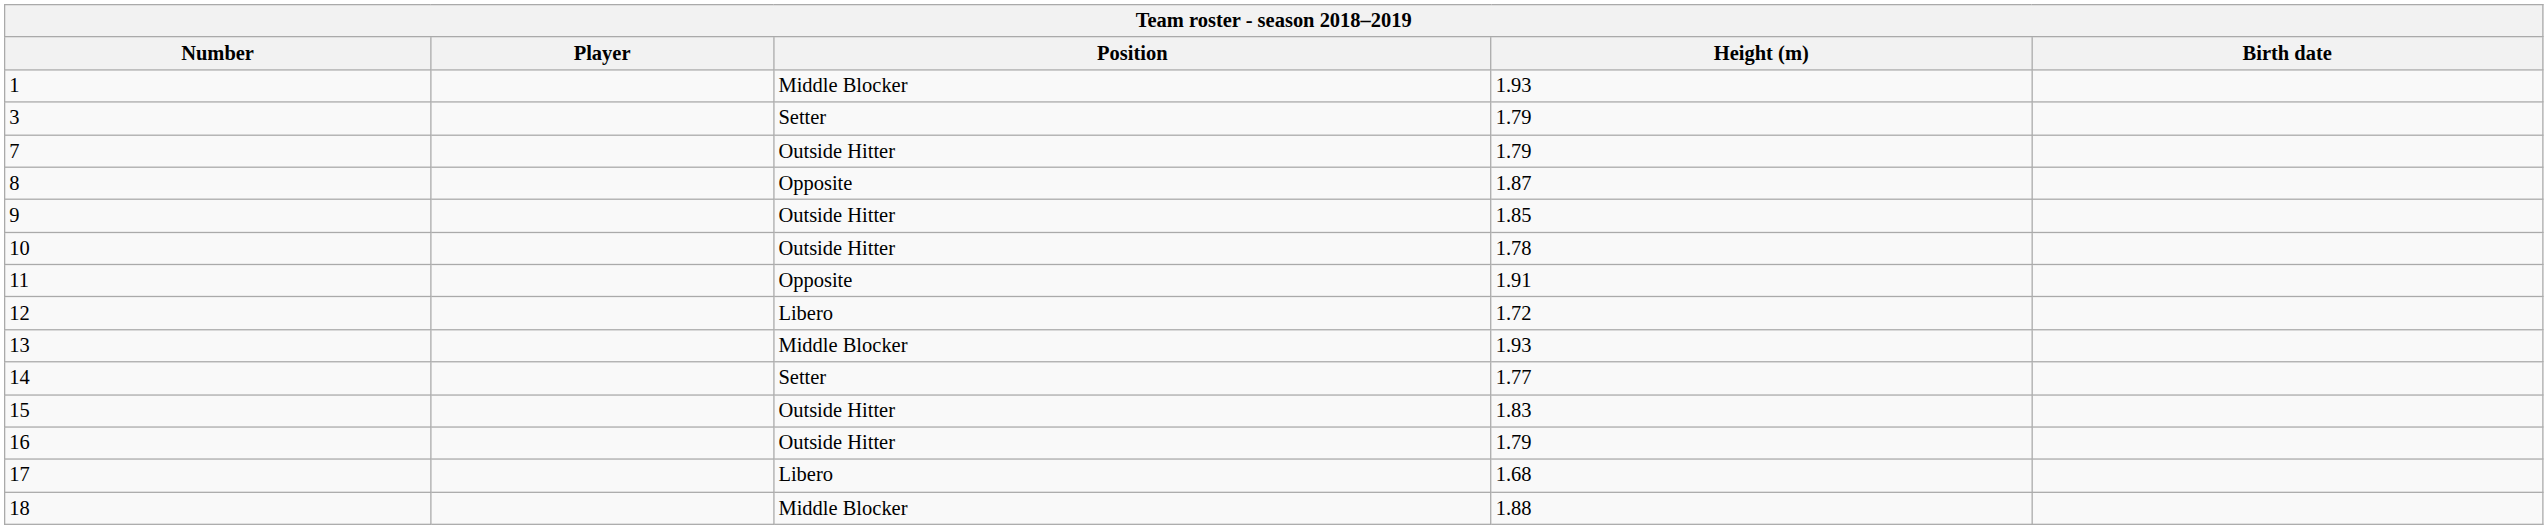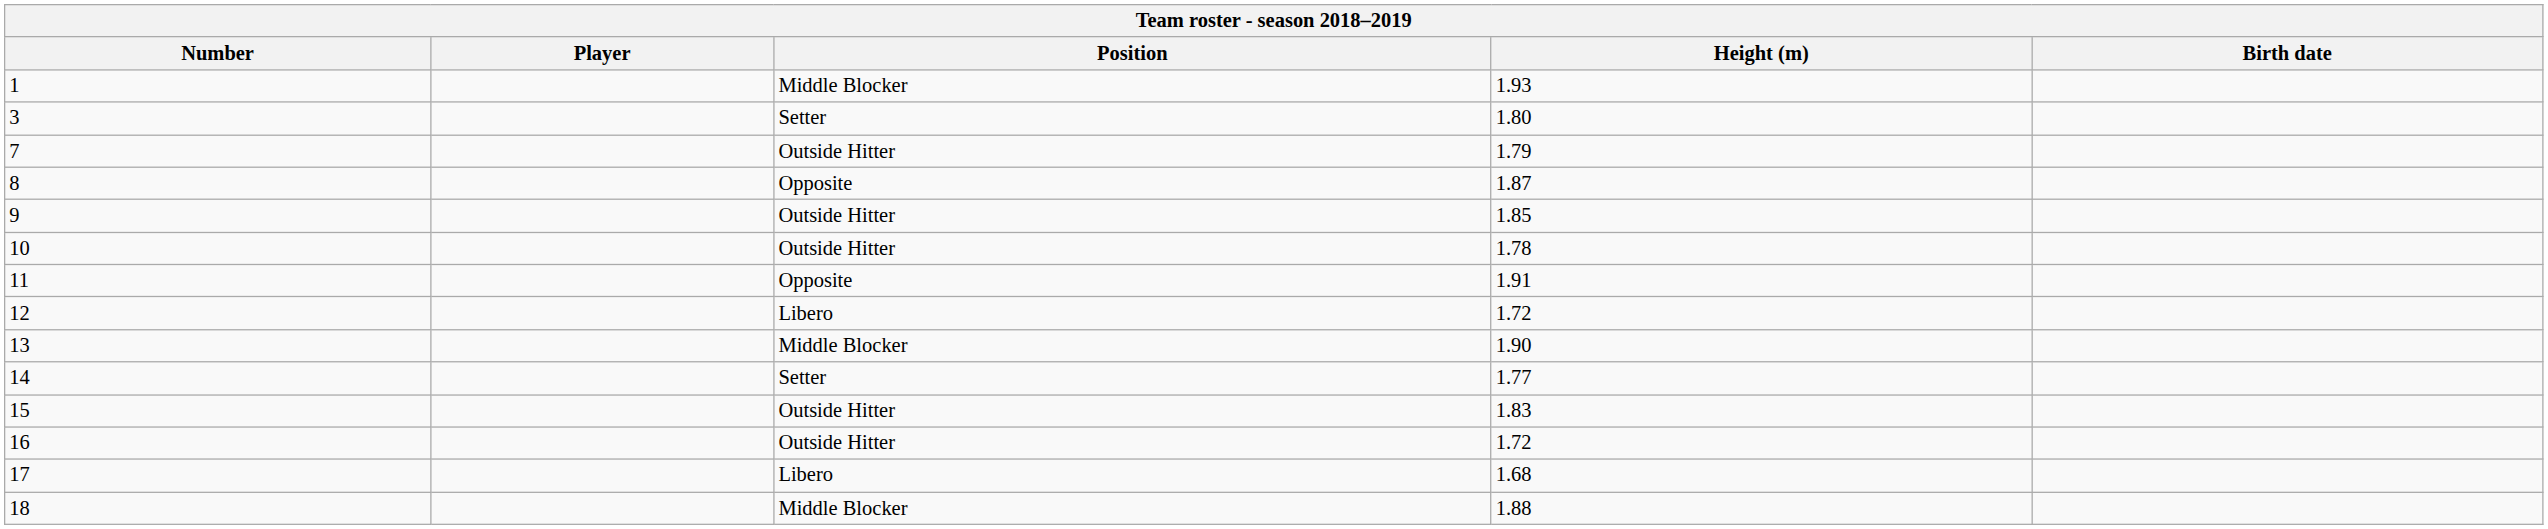(1514, 118) 1.79 -> (1514, 118) 1.80
(1514, 345) 1.93 -> (1514, 345) 1.90
(1514, 442) 1.79 -> (1514, 442) 1.72
